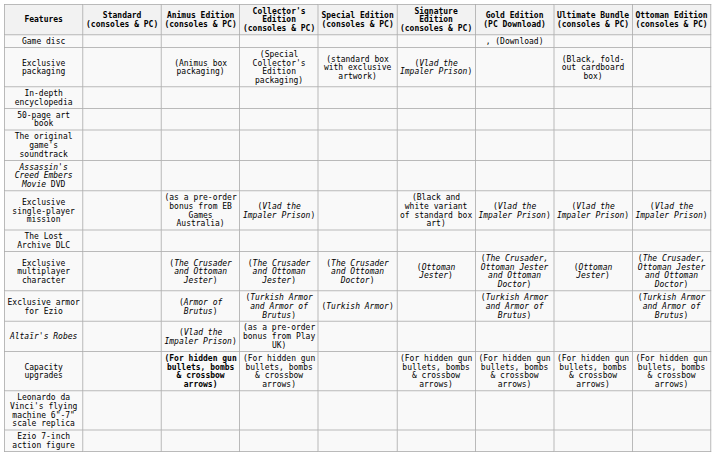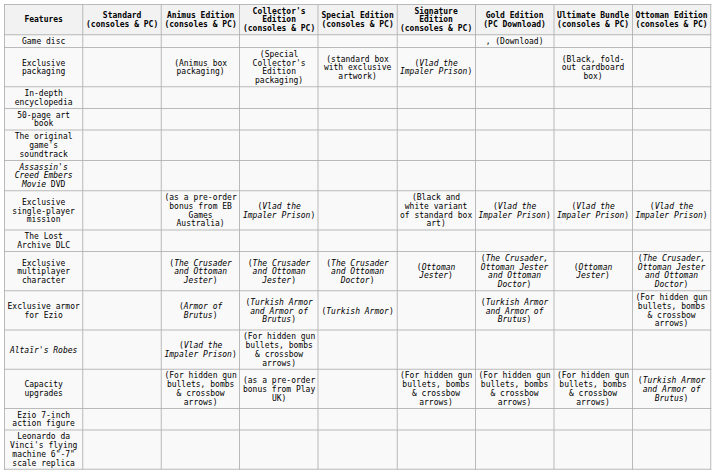(672, 306) (Turkish Armor and Armor of Brutus) -> (672, 310) (For hidden gun bullets, bombs & crossbow arrows)
(279, 336) (as a pre-order bonus from Play UK) -> (279, 350) (For hidden gun bullets, bombs & crossbow arrows)
(201, 371) bold -> (201, 389) normal
(279, 371) (For hidden gun bullets, bombs & crossbow arrows) -> (279, 389) (as a pre-order bonus from Play UK)
(672, 371) (For hidden gun bullets, bombs & crossbow arrows) -> (672, 389) (Turkish Armor and Armor of Brutus)
rows swapped: (44, 410) <-> (44, 441)
